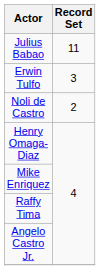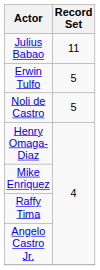(74, 78) 3 -> (74, 78) 5
(74, 107) 2 -> (74, 107) 5
